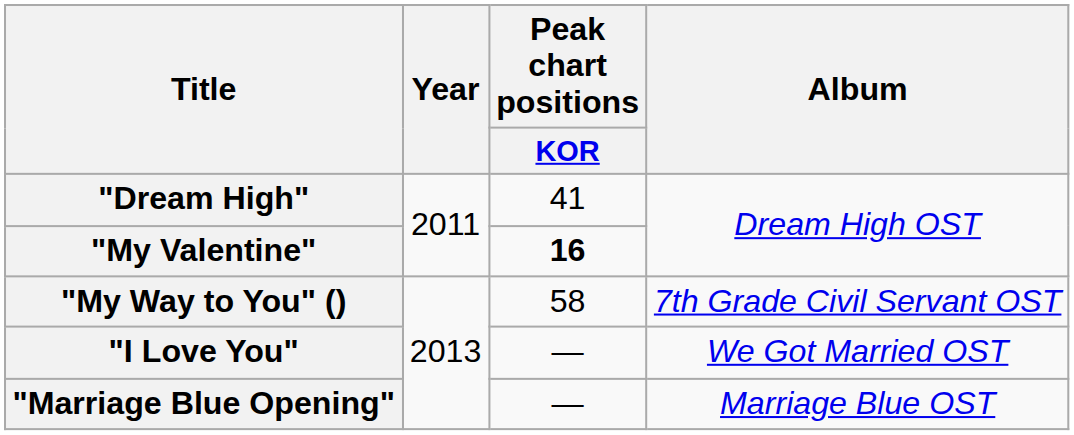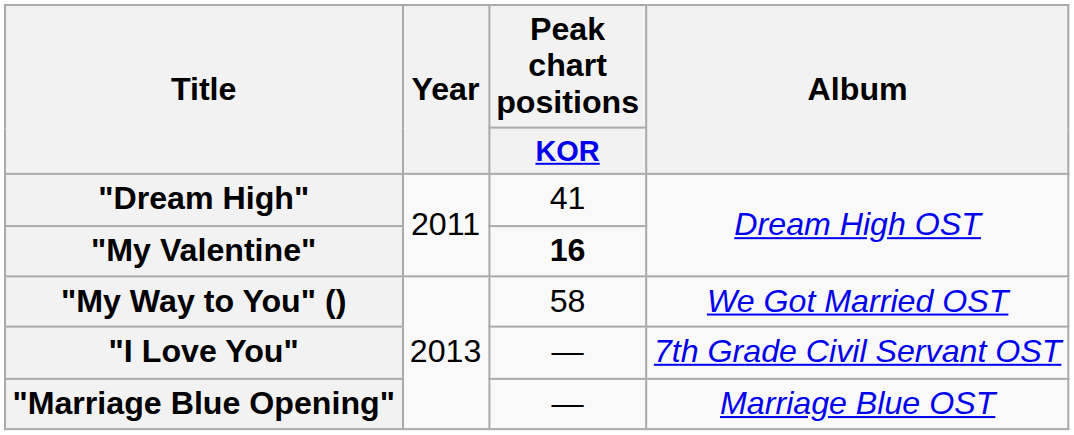(858, 301) 7th Grade Civil Servant OST -> (858, 301) We Got Married OST
(858, 352) We Got Married OST -> (858, 352) 7th Grade Civil Servant OST
